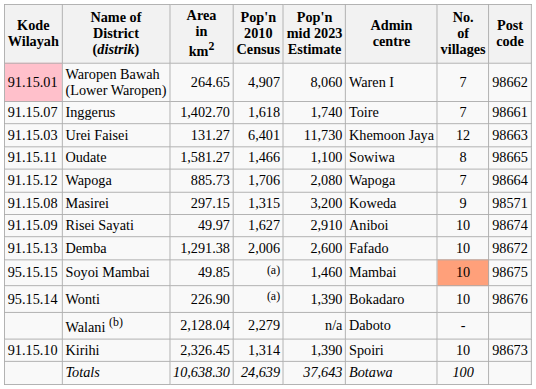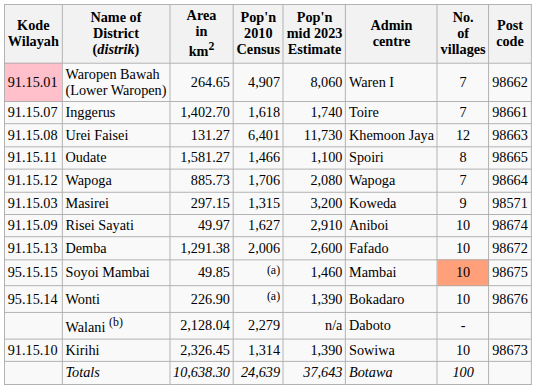(33, 135) 91.15.03 -> (33, 135) 91.15.08
(372, 158) Sowiwa -> (366, 158) Spoiri
(33, 203) 91.15.08 -> (33, 203) 91.15.03
(366, 350) Spoiri -> (372, 350) Sowiwa
